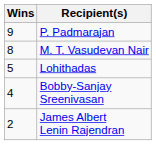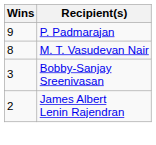- row: (68, 68)
(10, 93) 4 -> (10, 74) 3
